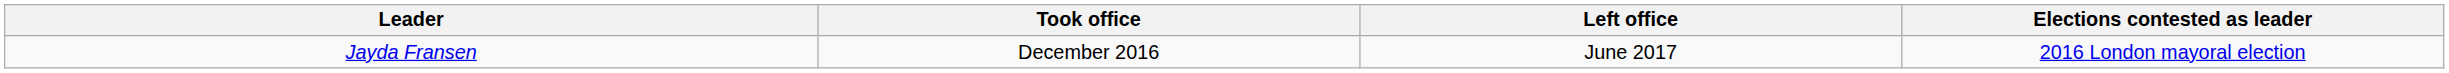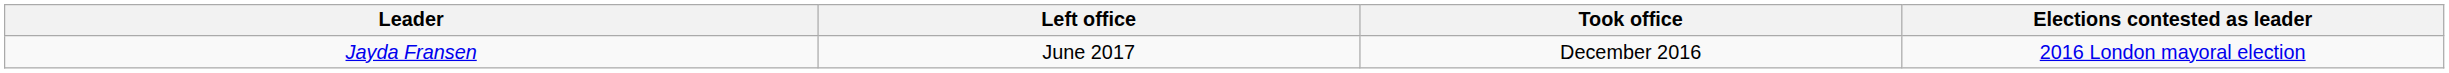columns swapped: (1089, 20) <-> (1631, 20)
